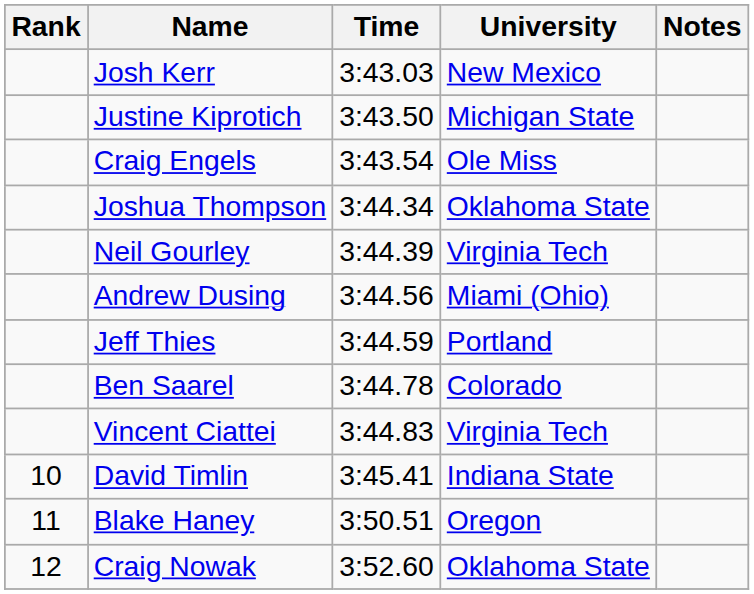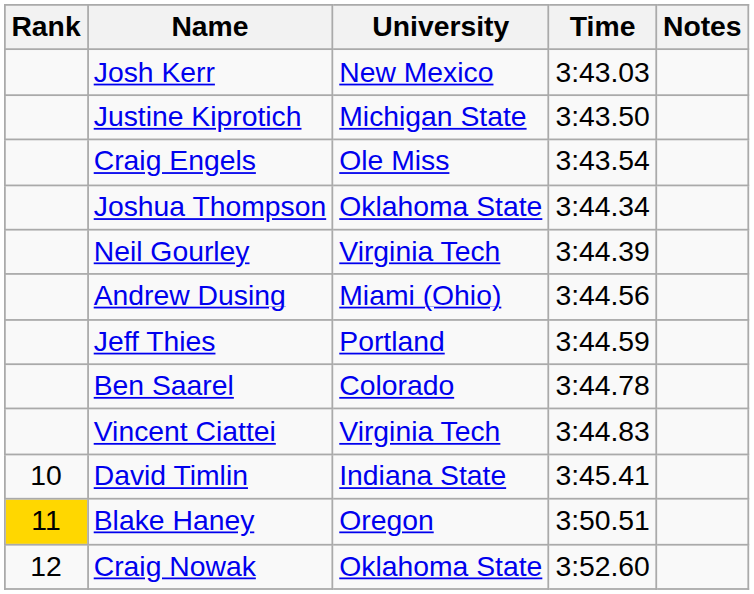columns swapped: (548, 26) <-> (386, 26)
(46, 521) no background -> (46, 521) gold background
